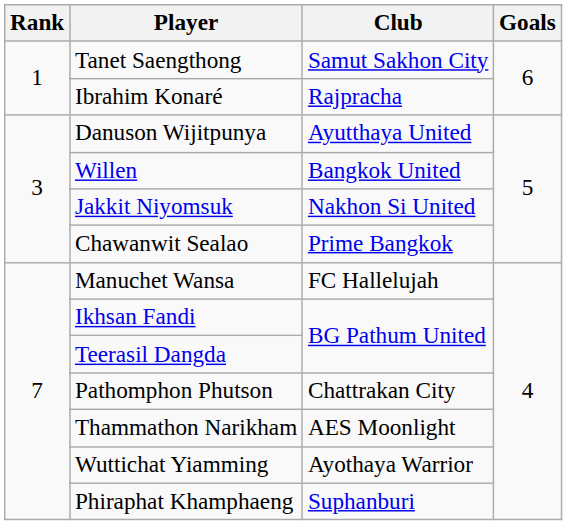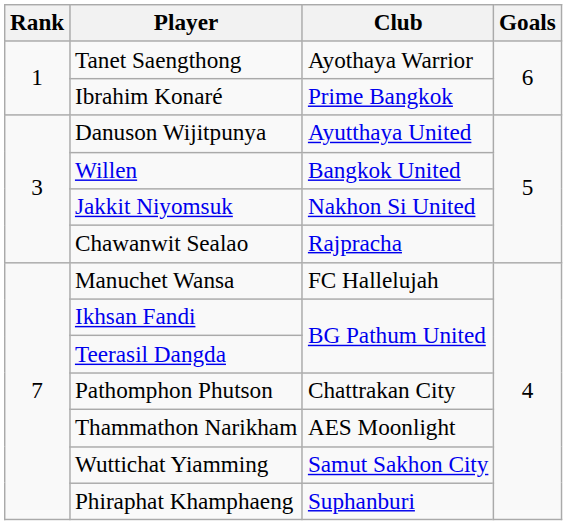(398, 59) Samut Sakhon City -> (390, 59) Ayothaya Warrior
(355, 96) Rajpracha -> (380, 96) Prime Bangkok
(380, 243) Prime Bangkok -> (355, 243) Rajpracha
(390, 464) Ayothaya Warrior -> (398, 464) Samut Sakhon City
